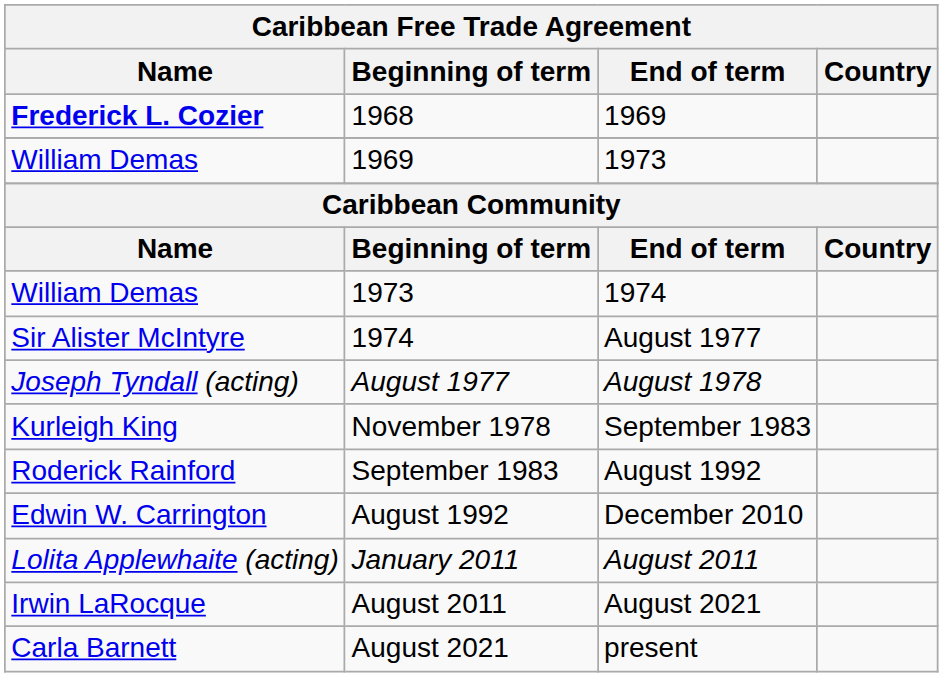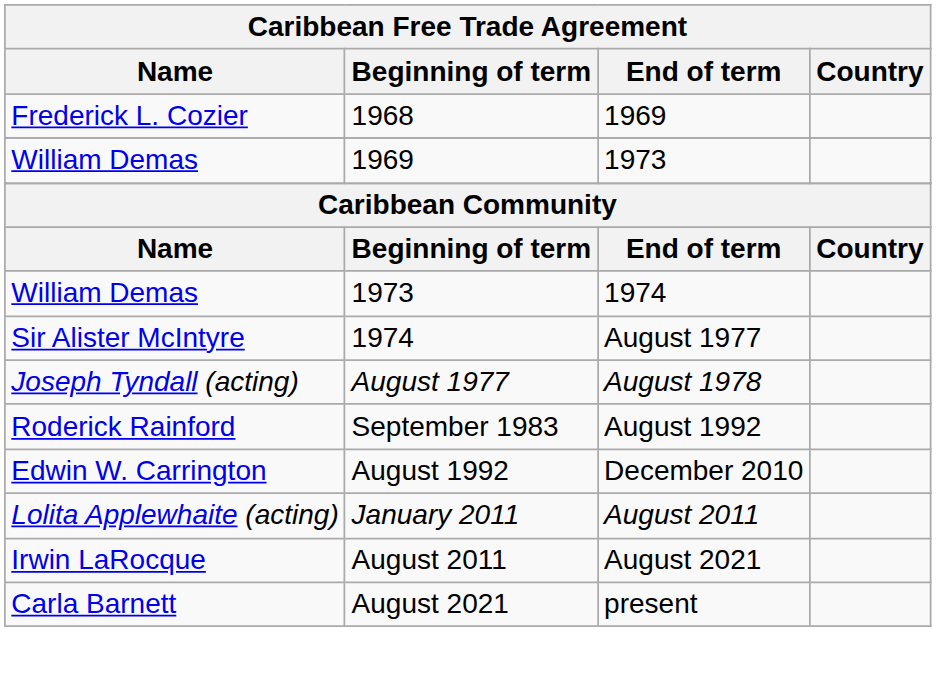(137, 115) bold -> (130, 115) normal
- row: (451, 426)
